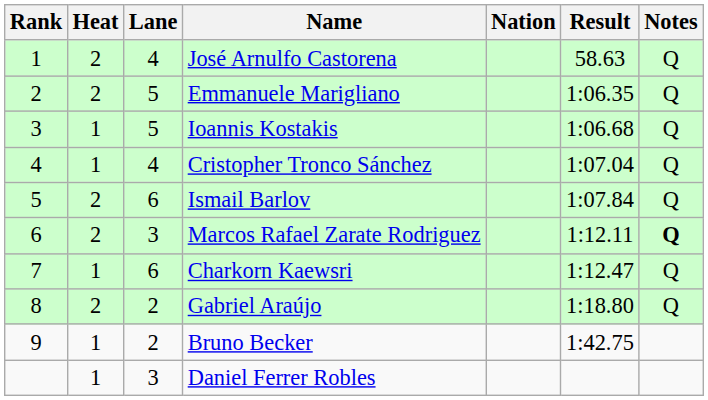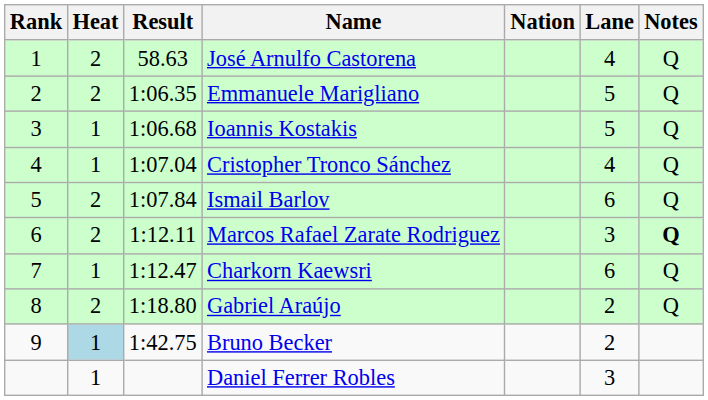columns swapped: (153, 22) <-> (600, 22)
(96, 341) no background -> (96, 341) lightblue background
